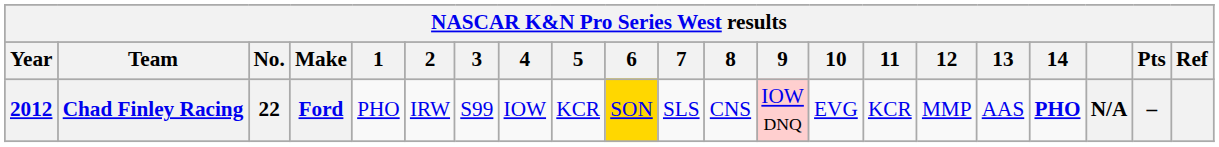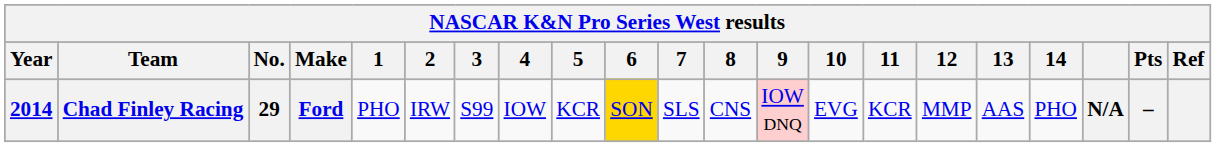(31, 109) 2012 -> (31, 109) 2014
(269, 109) 22 -> (269, 109) 29
(1057, 109) bold -> (1056, 109) normal
